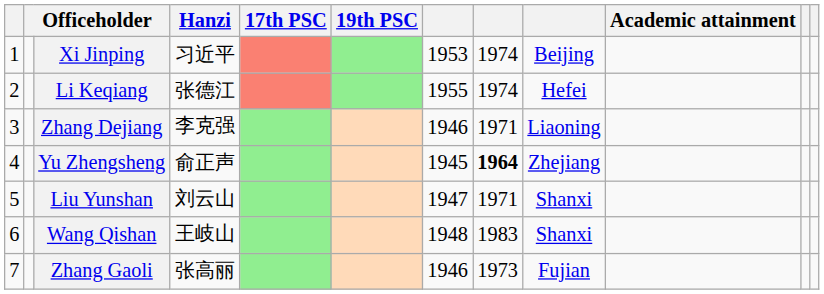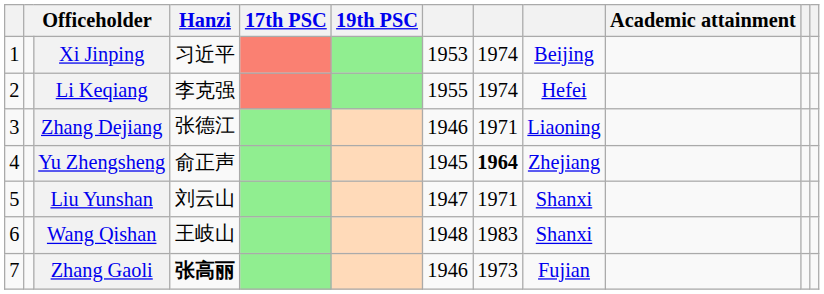(205, 90) 张德江 -> (205, 90) 李克强
(205, 126) 李克强 -> (205, 126) 张德江
(205, 270) normal -> (205, 270) bold
